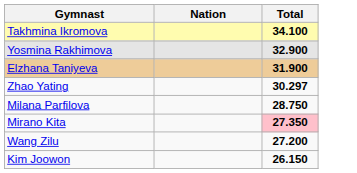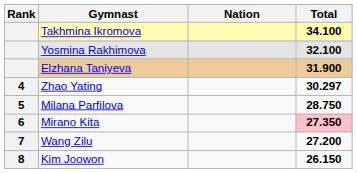+ column: (21, 13)
(290, 50) 32.900 -> (324, 50) 32.100
